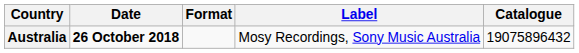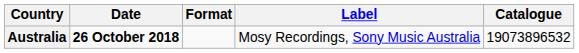(529, 37) 19075896432 -> (529, 37) 19073896532
